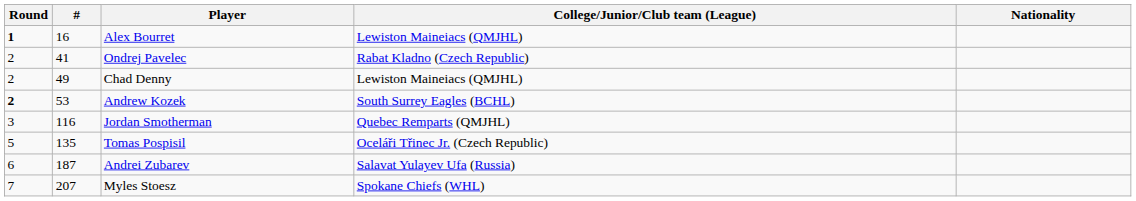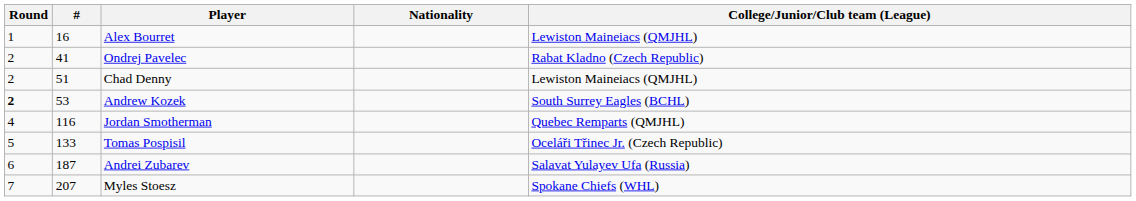columns swapped: (1043, 15) <-> (655, 15)
(11, 36) bold -> (11, 36) normal
(62, 79) 49 -> (62, 79) 51
(11, 121) 3 -> (11, 121) 4
(66, 143) 135 -> (66, 143) 133
